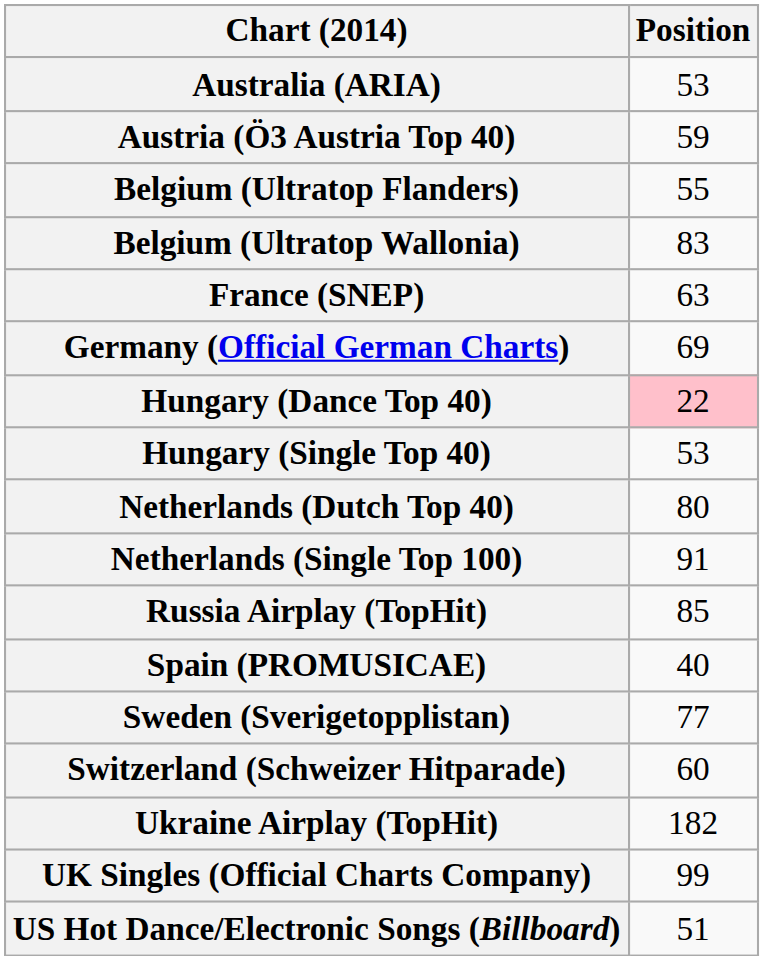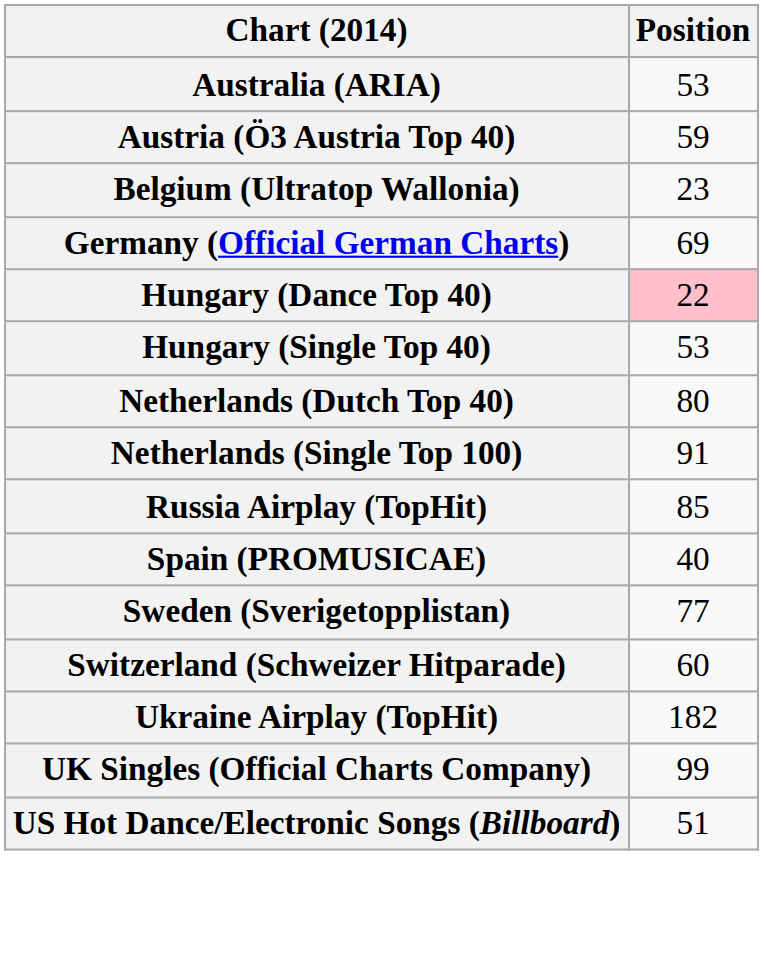- row: (317, 189)
(693, 242) 83 -> (693, 189) 23
- row: (317, 294)
